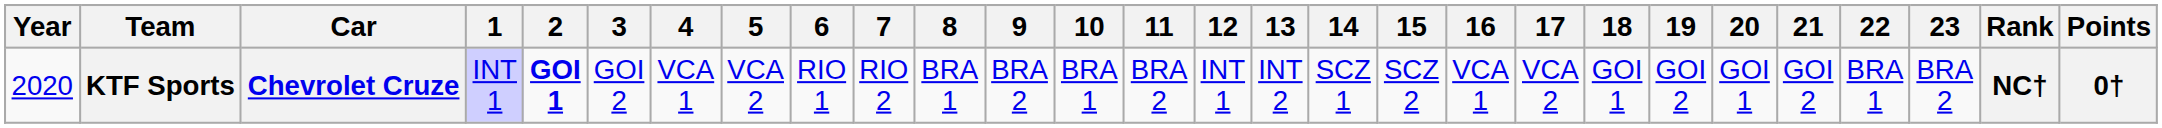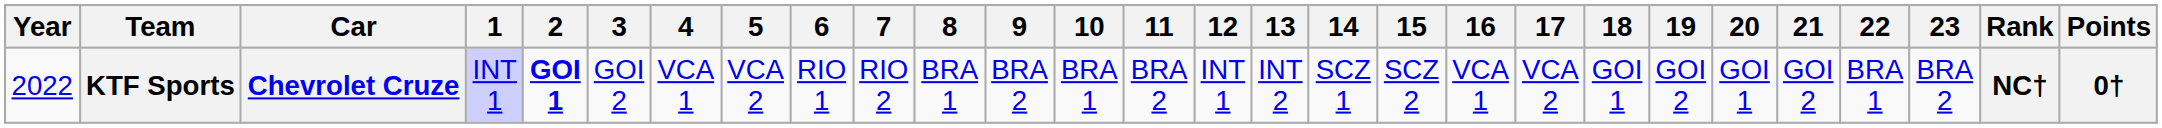(42, 85) 2020 -> (42, 85) 2022
